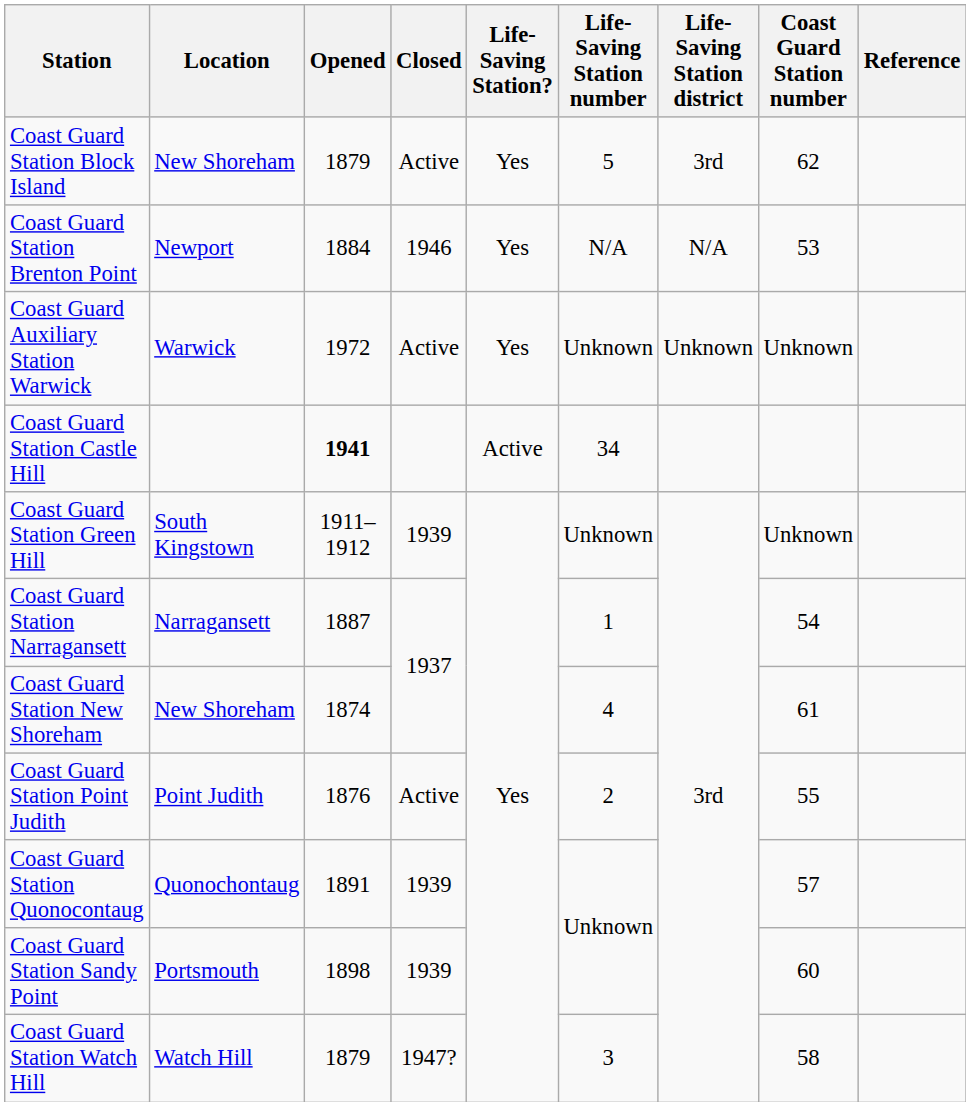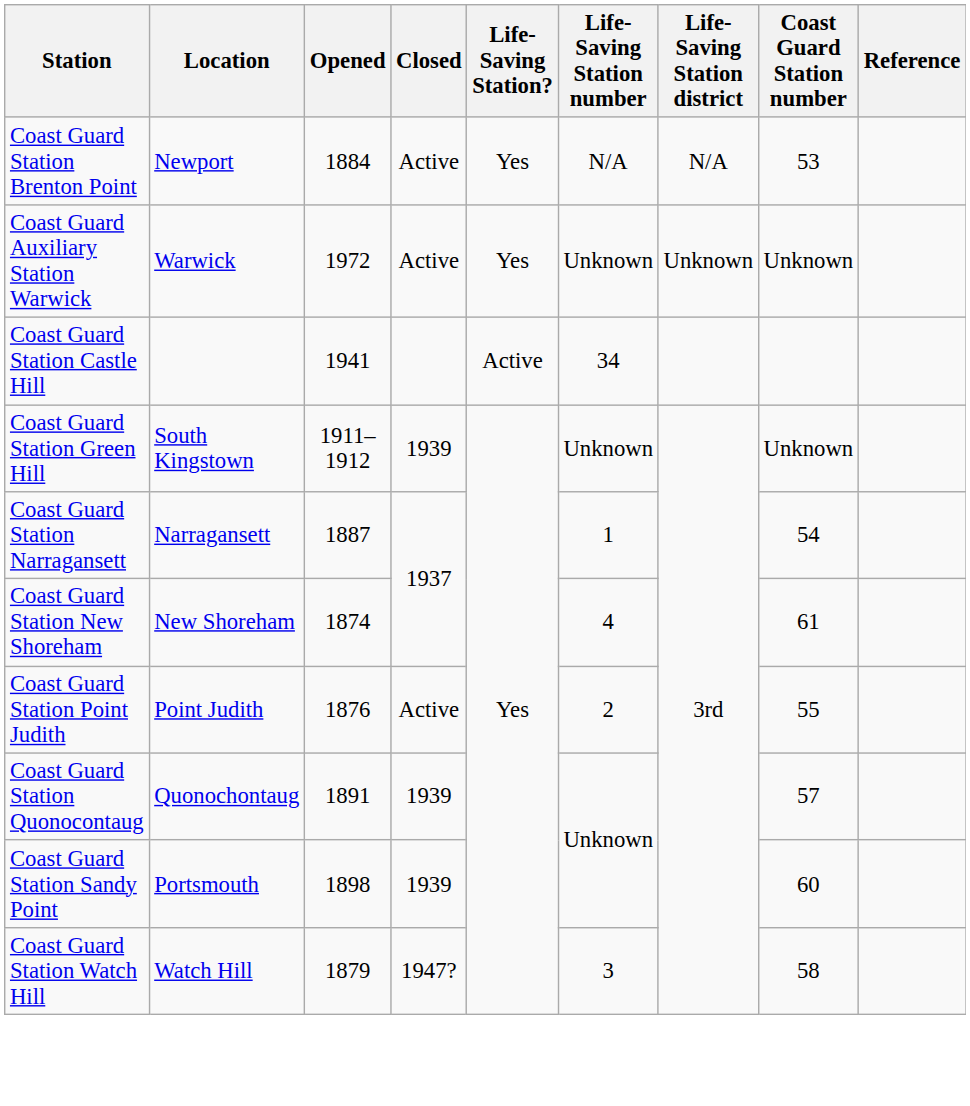- row: (72, 160)
(429, 247) 1946 -> (429, 160) Active
(348, 447) bold -> (348, 360) normal
